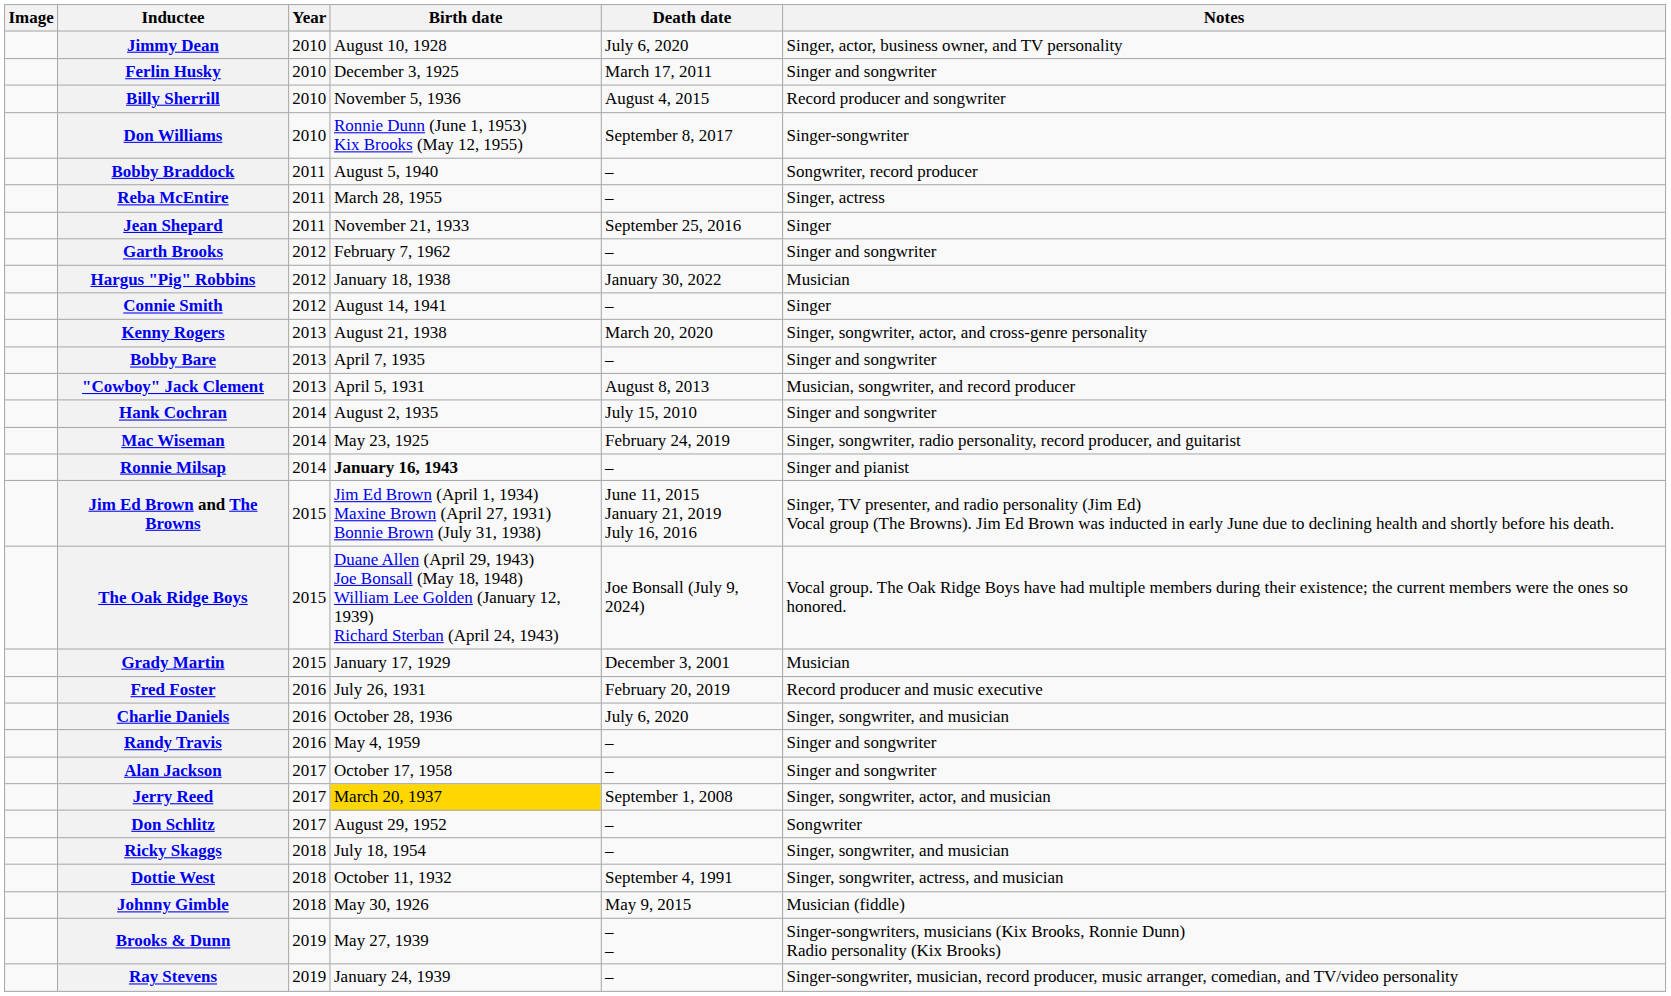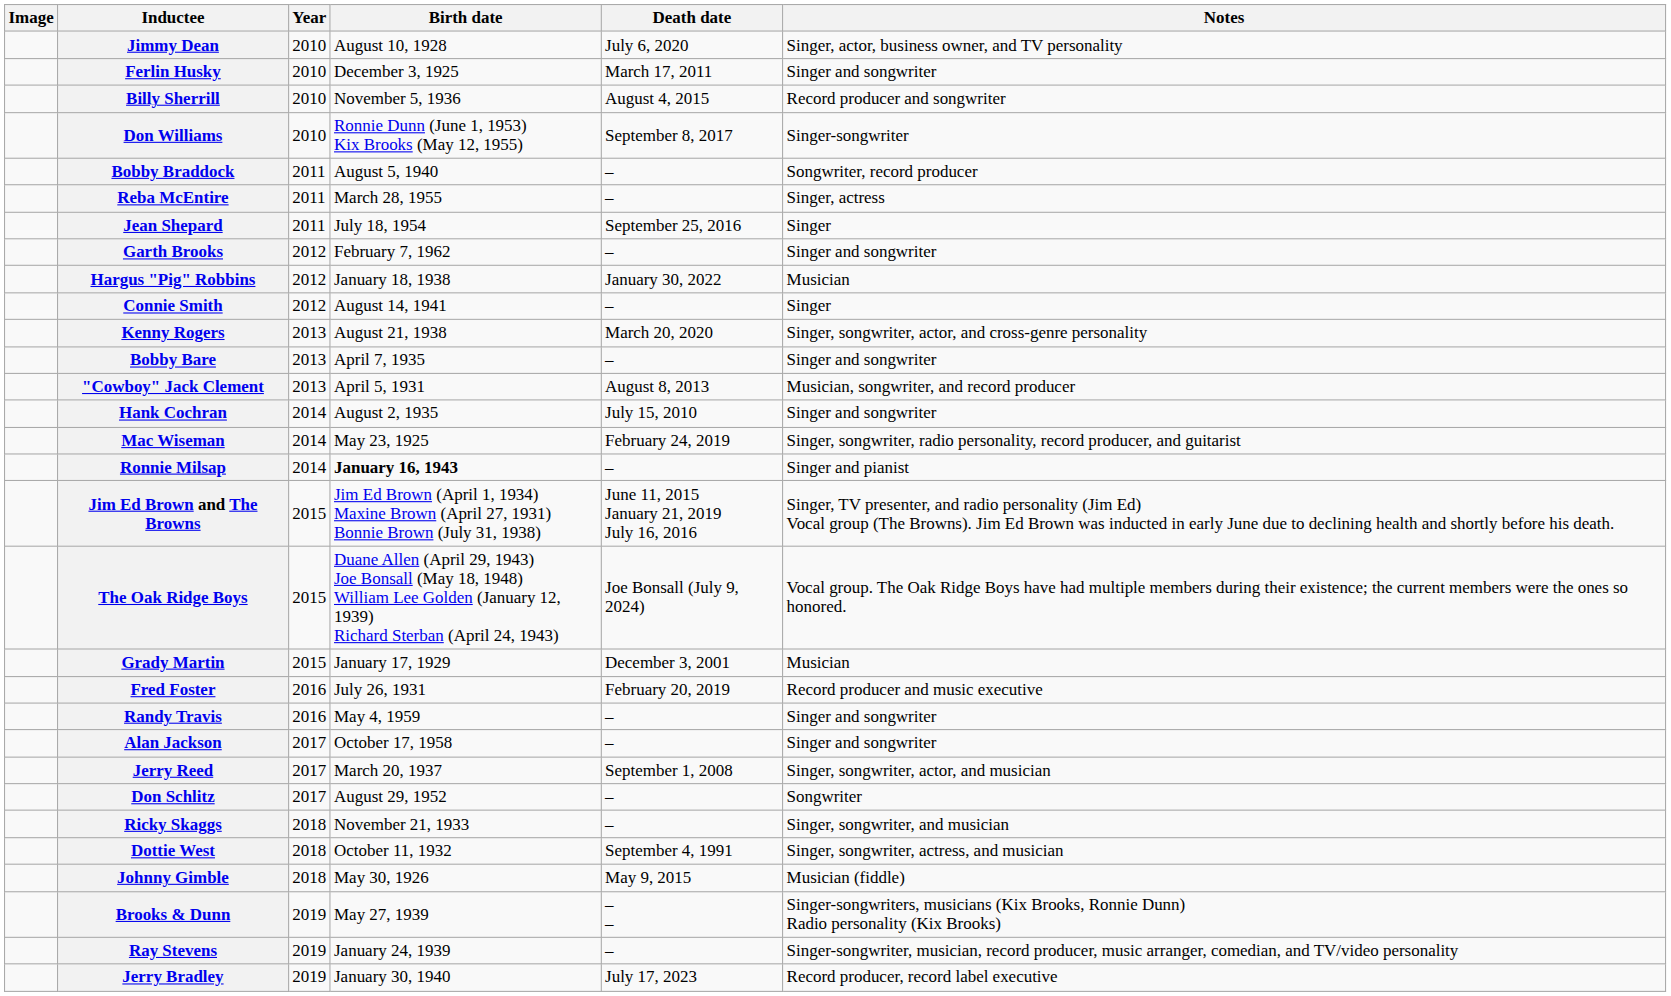(402, 225) November 21, 1933 -> (380, 225) July 18, 1954
- row: (173, 716)
(388, 797) gold background -> (388, 770) no background
(380, 850) July 18, 1954 -> (402, 823) November 21, 1933
+ row: (173, 977)
